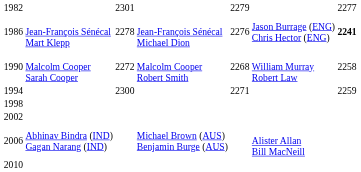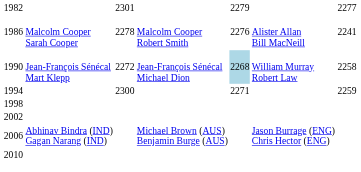(68, 37) Jean-François Sénécal Mart Klepp -> (58, 37) Malcolm Cooper Sarah Cooper
(180, 37) Jean-François Sénécal Michael Dion -> (170, 37) Malcolm Cooper Robert Smith
(293, 32) Jason Burrage (ENG) Chris Hector (ENG) -> (278, 37) Alister Allan Bill MacNeill
(347, 32) bold -> (347, 32) normal
(58, 72) Malcolm Cooper Sarah Cooper -> (68, 72) Jean-François Sénécal Mart Klepp
(170, 72) Malcolm Cooper Robert Smith -> (180, 72) Jean-François Sénécal Michael Dion
(240, 67) no background -> (240, 67) lightblue background
(278, 146) Alister Allan Bill MacNeill -> (293, 136) Jason Burrage (ENG) Chris Hector (ENG)
